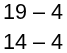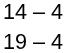rows swapped: (33, 42) <-> (33, 12)
